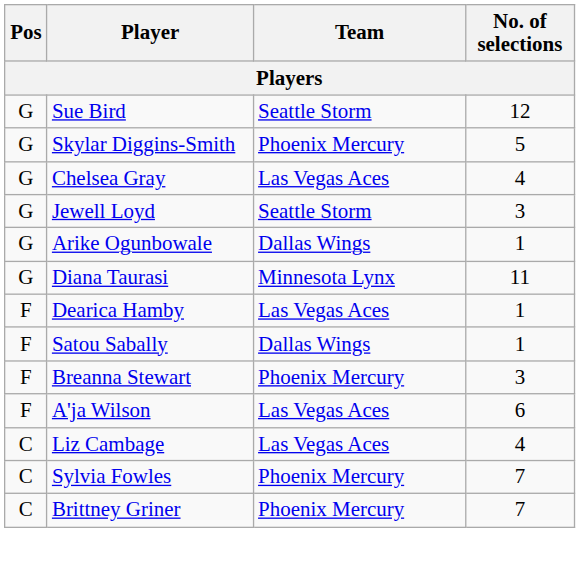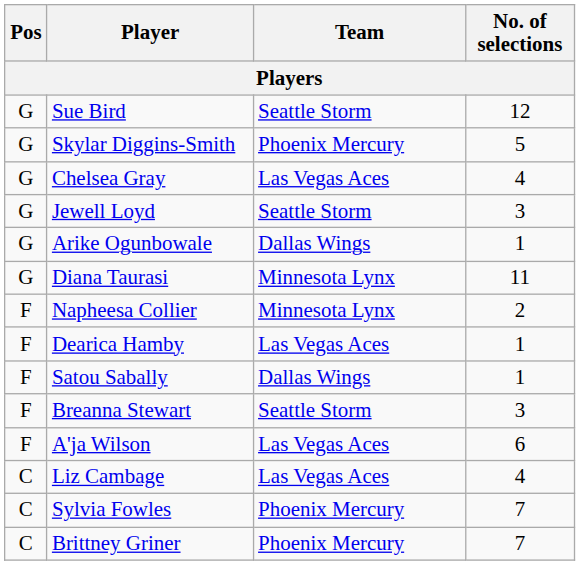+ row: (124, 310)
(331, 377) Phoenix Mercury -> (315, 410) Seattle Storm
